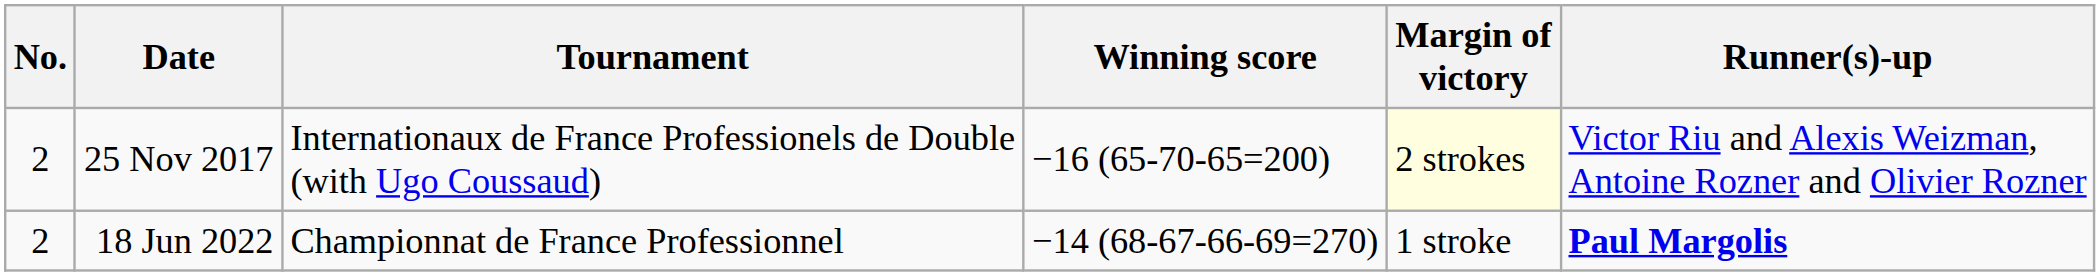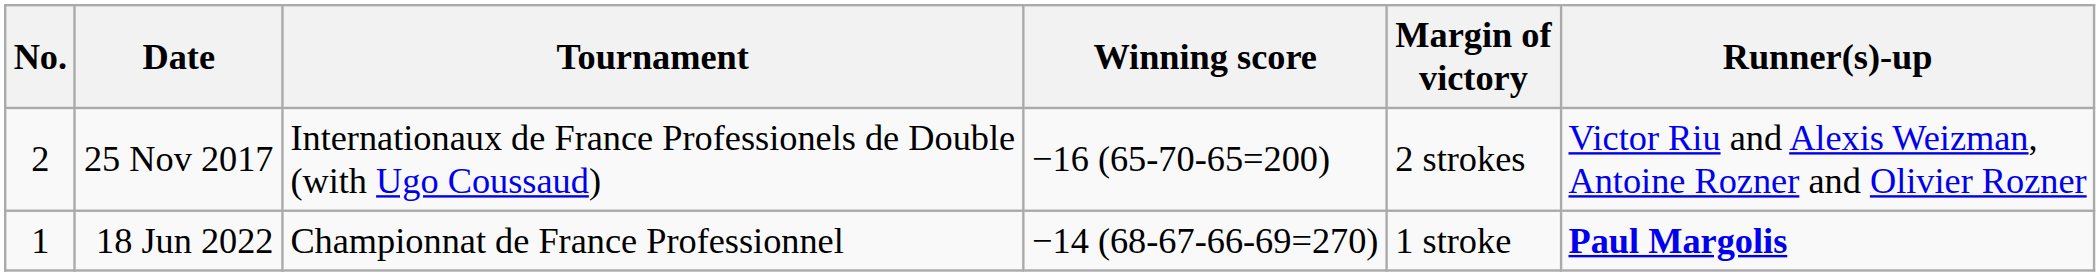(1460, 159) lightyellow background -> (1460, 159) no background
(40, 240) 2 -> (40, 240) 1
